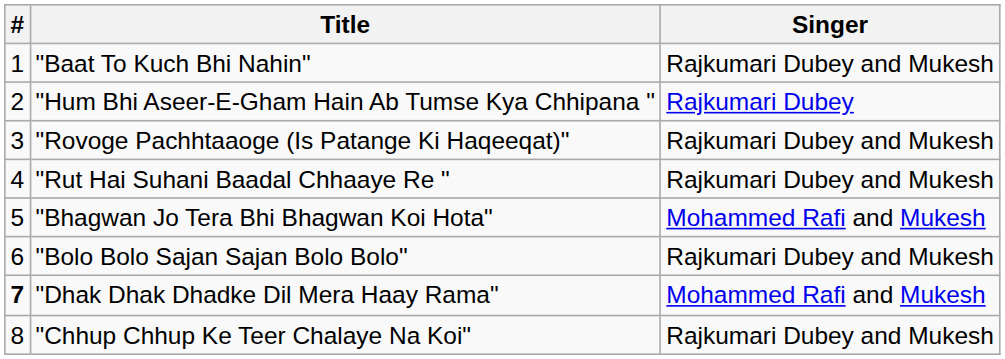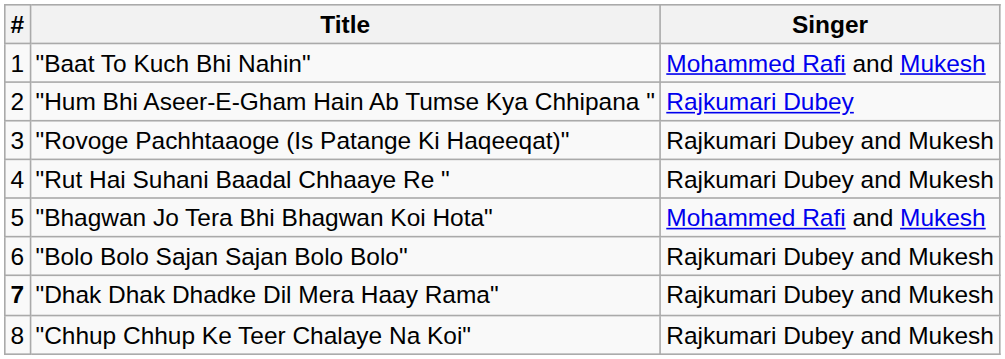(830, 63) Rajkumari Dubey and Mukesh -> (826, 63) Mohammed Rafi and Mukesh
(826, 296) Mohammed Rafi and Mukesh -> (830, 296) Rajkumari Dubey and Mukesh
